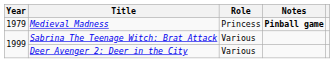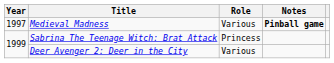(16, 24) 1979 -> (16, 24) 1997
(241, 24) Princess -> (238, 24) Various
(238, 38) Various -> (241, 38) Princess
